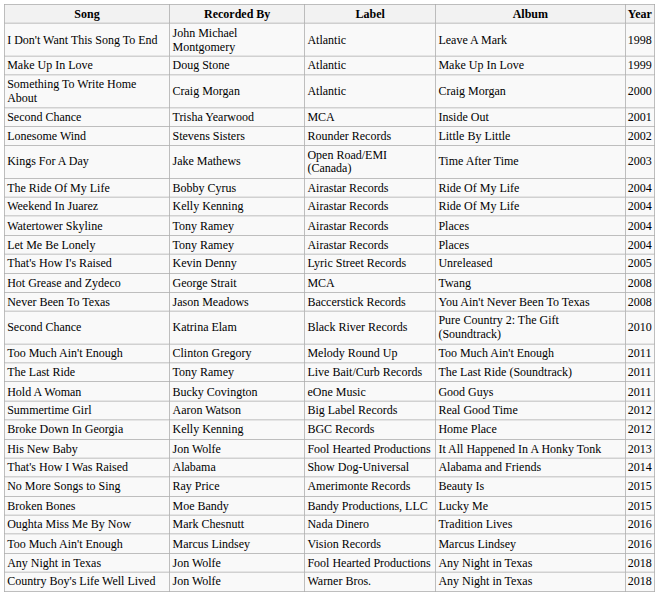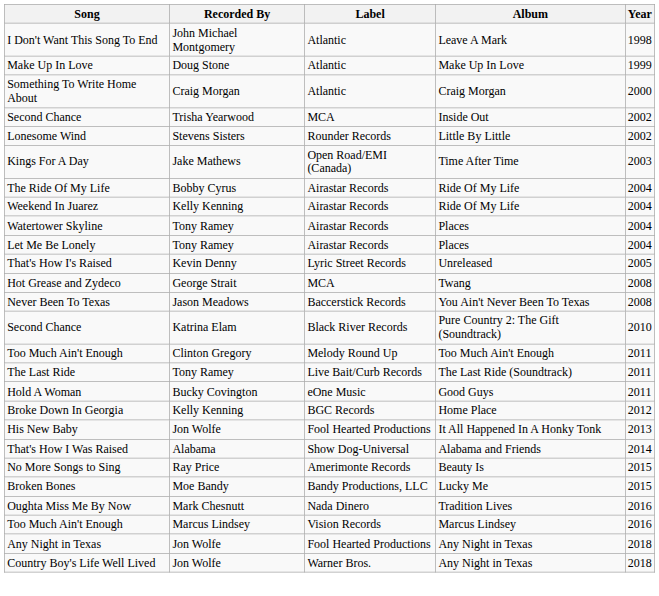(640, 117) 2001 -> (640, 117) 2002
- row: (49, 410)
